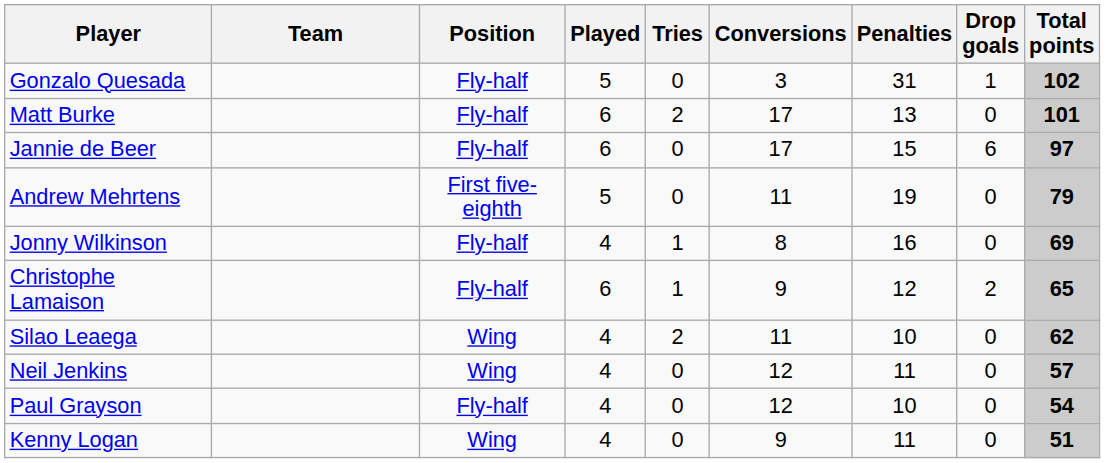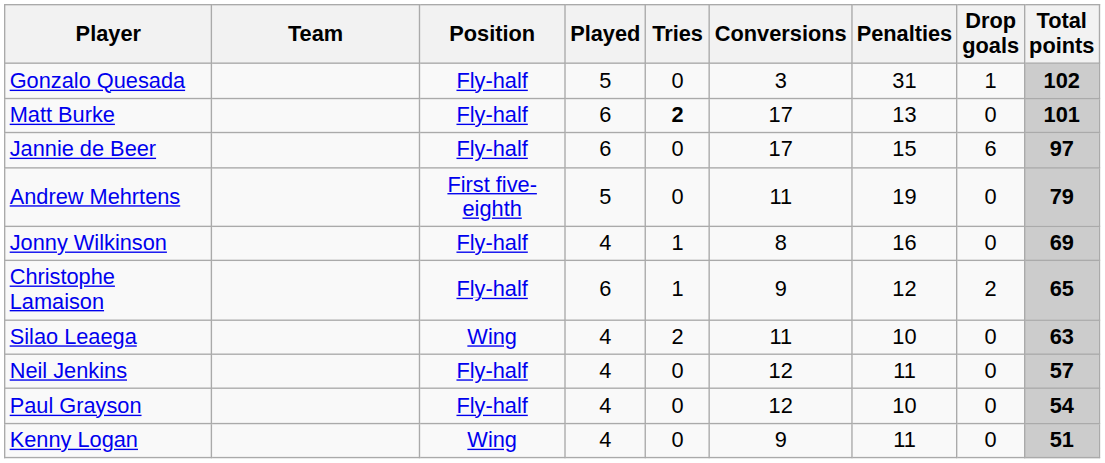(678, 115) normal -> (678, 115) bold
(1062, 336) 62 -> (1062, 336) 63
(492, 371) Wing -> (492, 371) Fly-half
